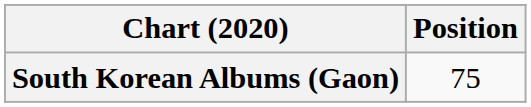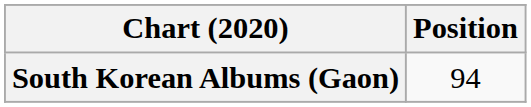(465, 76) 75 -> (465, 76) 94
